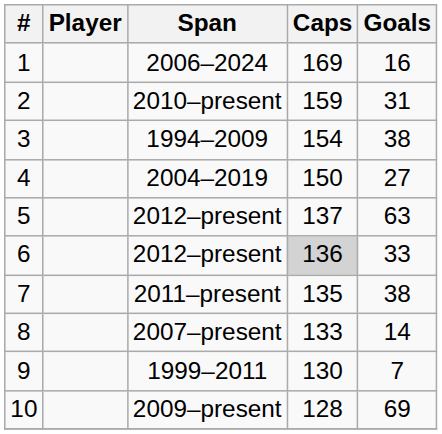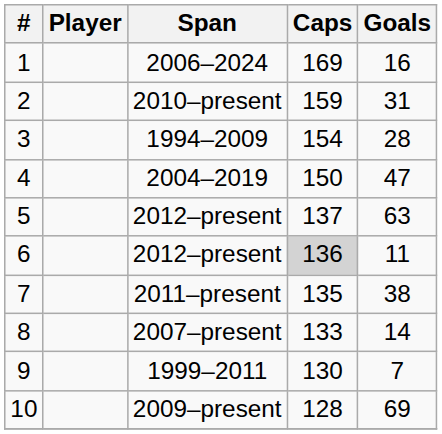(397, 139) 38 -> (397, 139) 28
(397, 178) 27 -> (397, 178) 47
(397, 255) 33 -> (397, 255) 11
